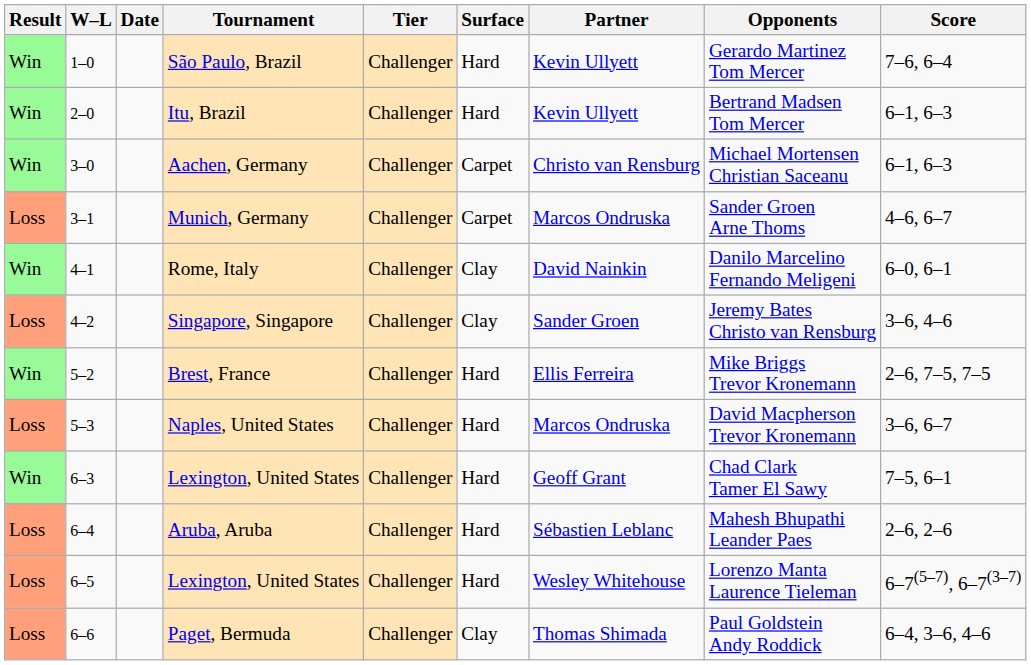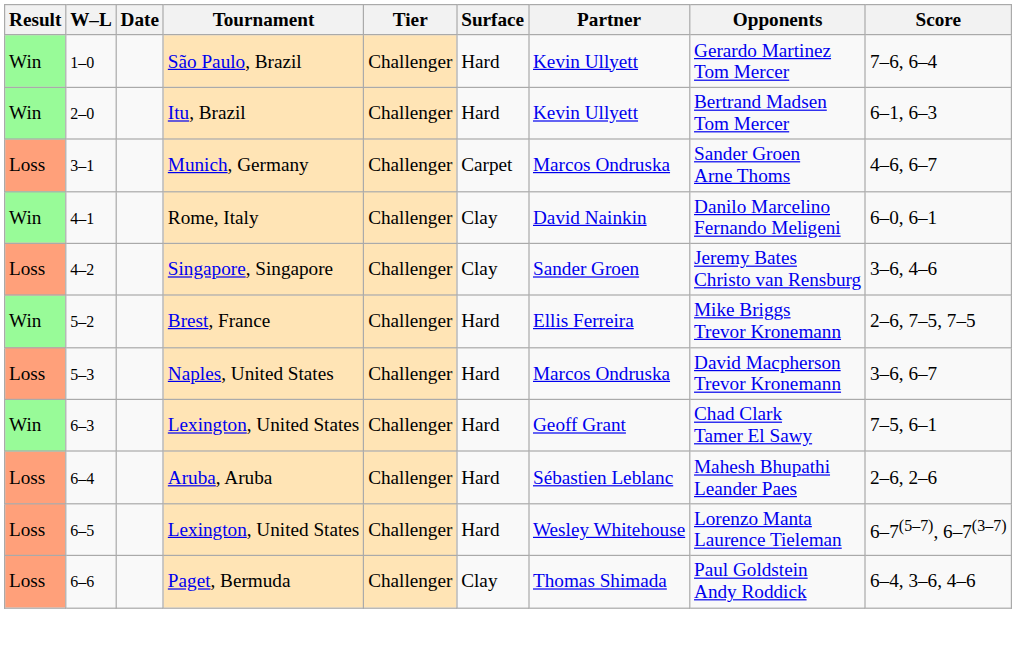- row: (82, 166)
